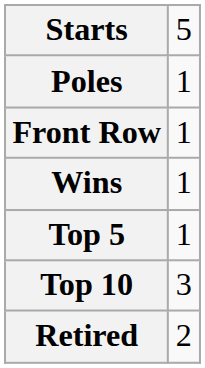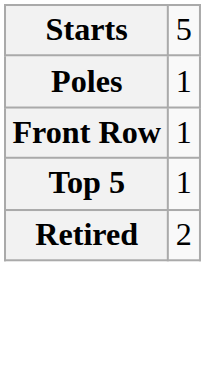- row: (87, 183)
- row: (87, 285)
